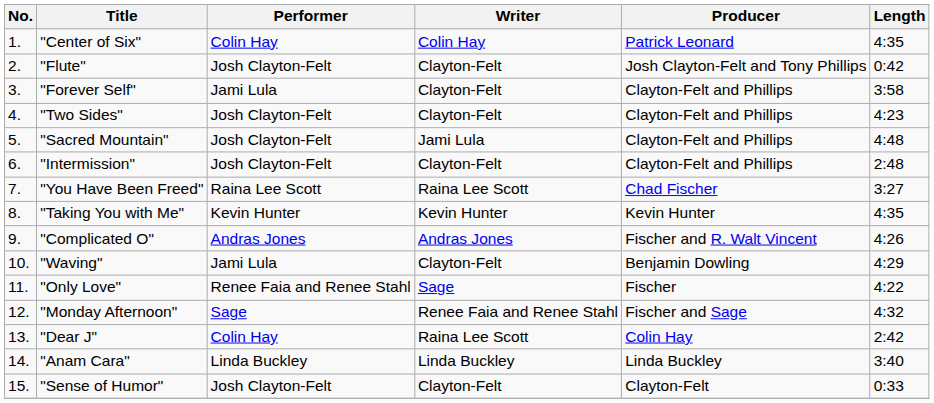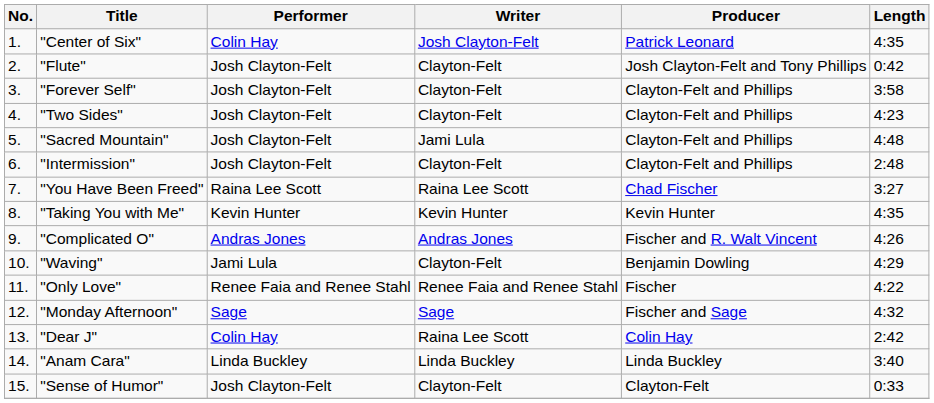(452, 41) Colin Hay -> (478, 41) Josh Clayton-Felt
(244, 90) Jami Lula -> (271, 90) Josh Clayton-Felt
(436, 287) Sage -> (518, 287) Renee Faia and Renee Stahl
(518, 312) Renee Faia and Renee Stahl -> (436, 312) Sage
